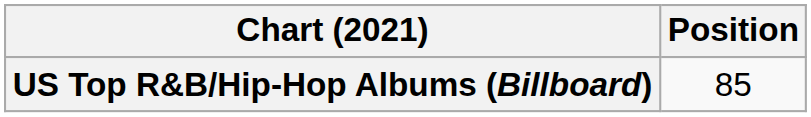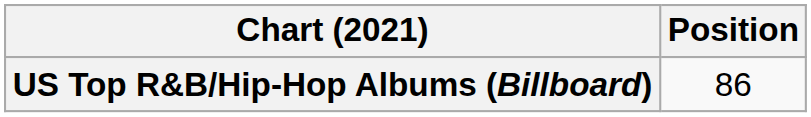(733, 83) 85 -> (733, 83) 86
